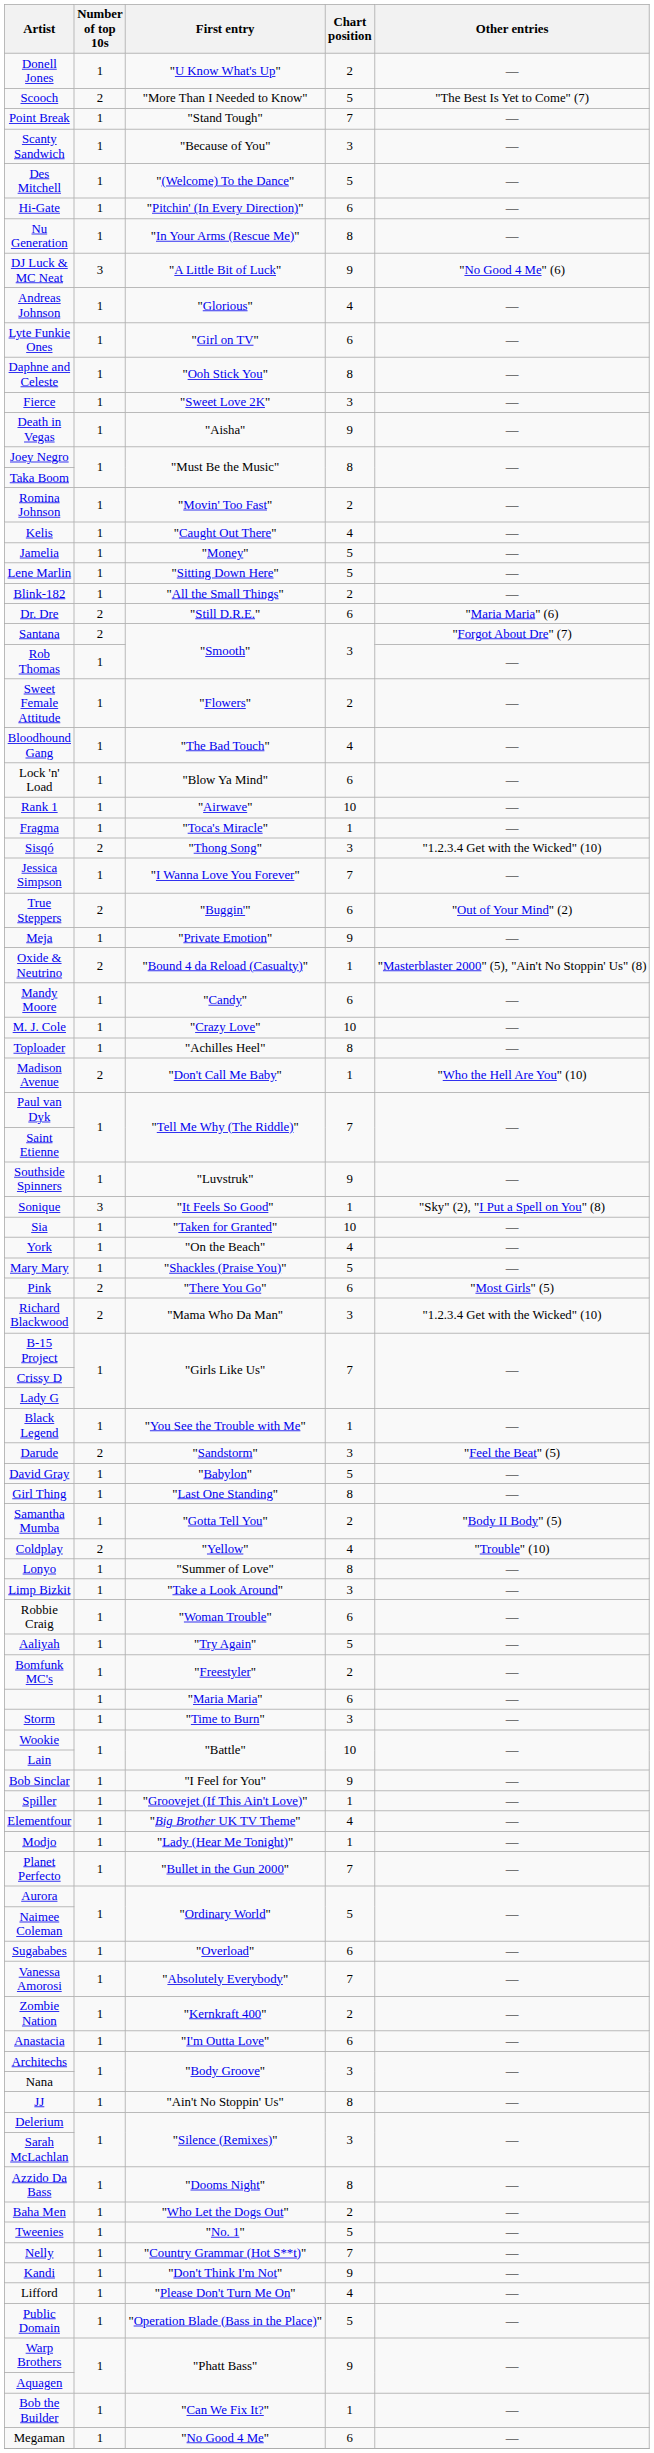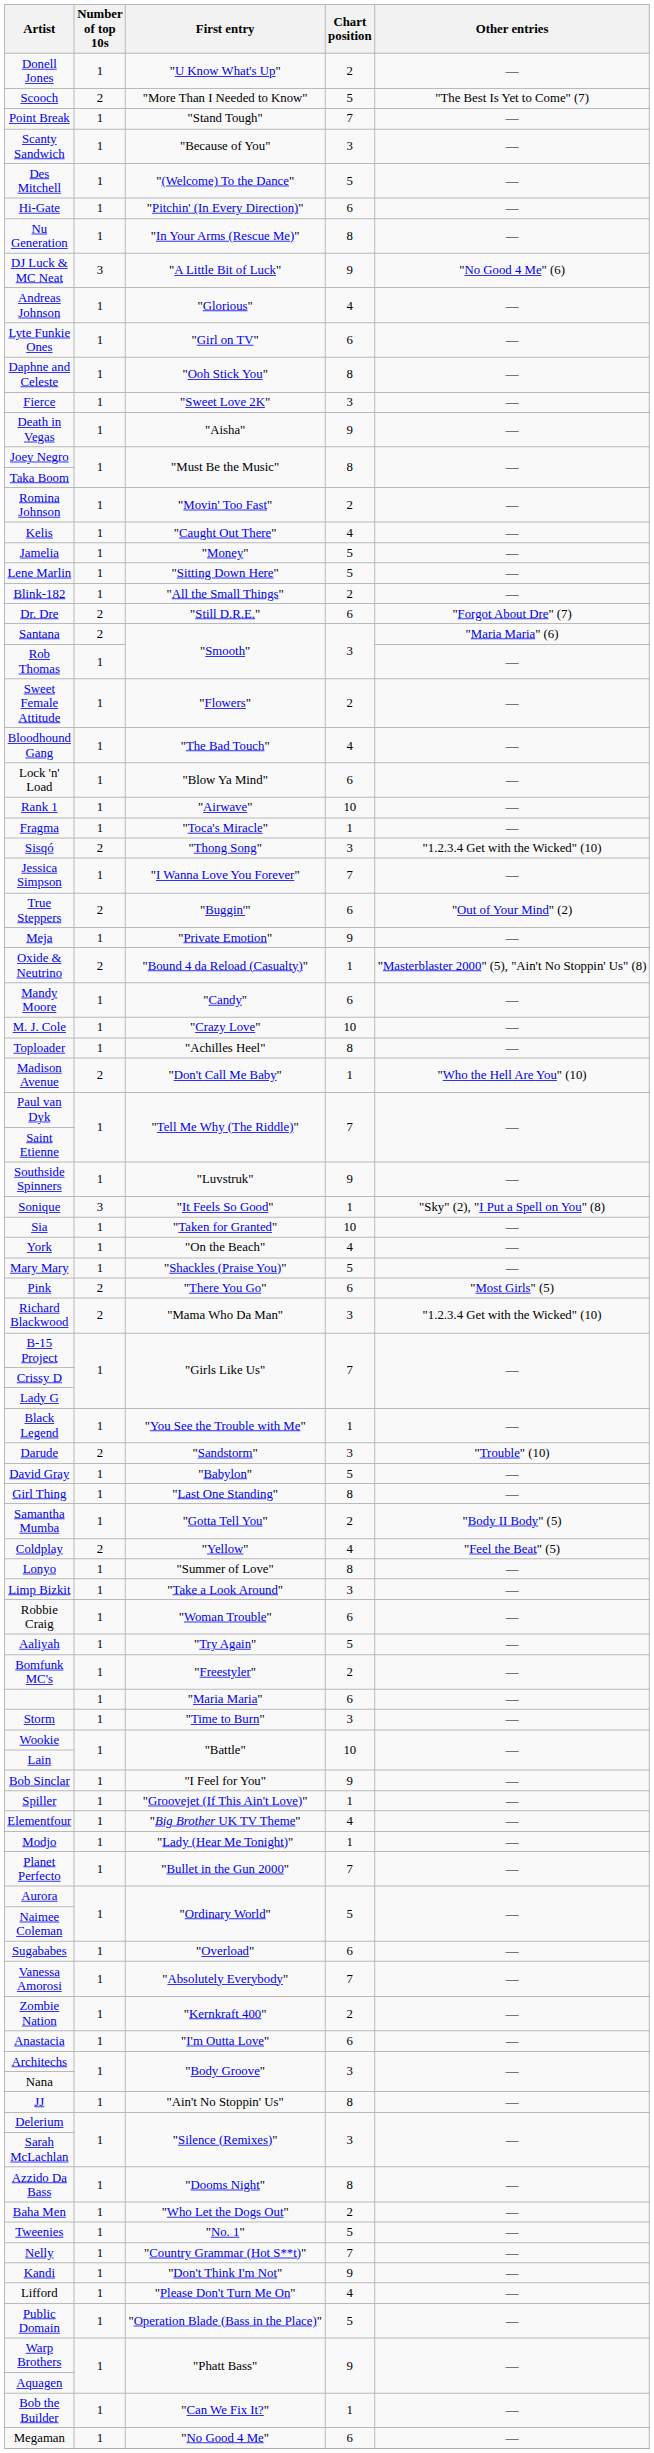(512, 613) "Maria Maria" (6) -> (512, 613) "Forgot About Dre" (7)
(512, 634) "Forgot About Dre" (7) -> (512, 634) "Maria Maria" (6)
(512, 1453) "Feel the Beat" (5) -> (512, 1453) "Trouble" (10)
(512, 1548) "Trouble" (10) -> (512, 1548) "Feel the Beat" (5)
